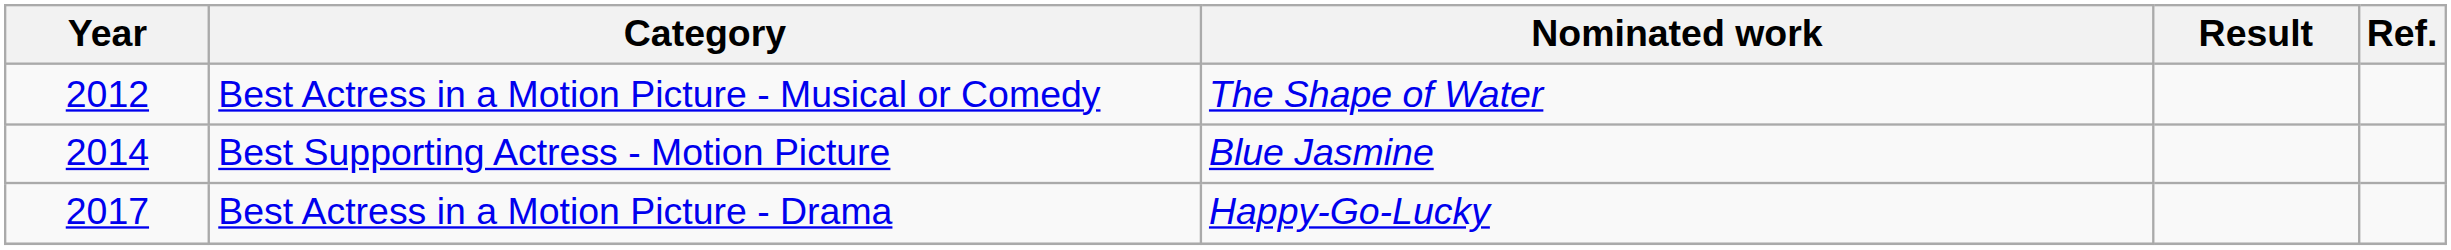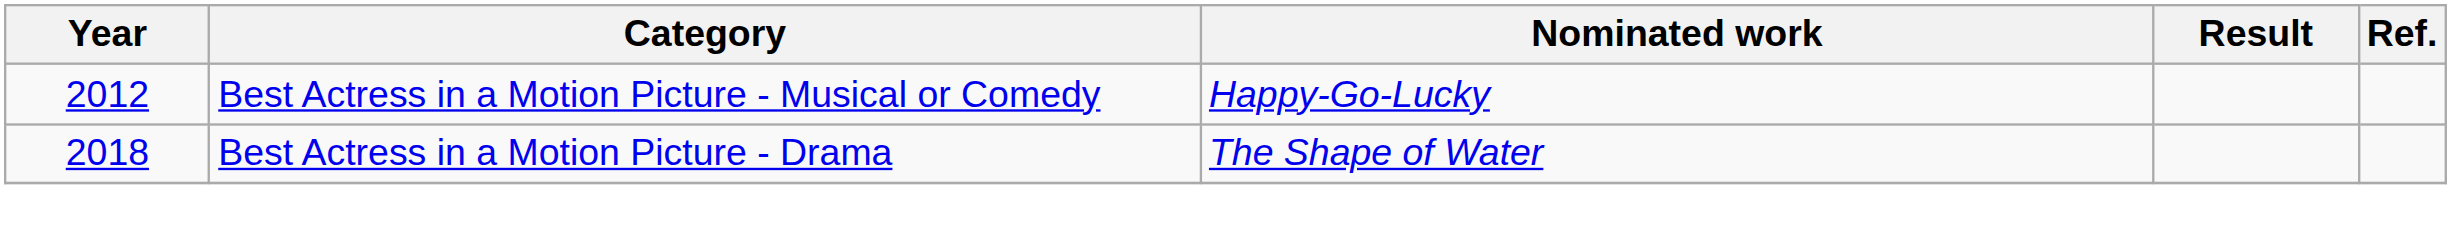(1376, 93) The Shape of Water -> (1349, 93) Happy-Go-Lucky
- row: (554, 152)
(107, 212) 2017 -> (107, 152) 2018
(1349, 212) Happy-Go-Lucky -> (1376, 152) The Shape of Water
